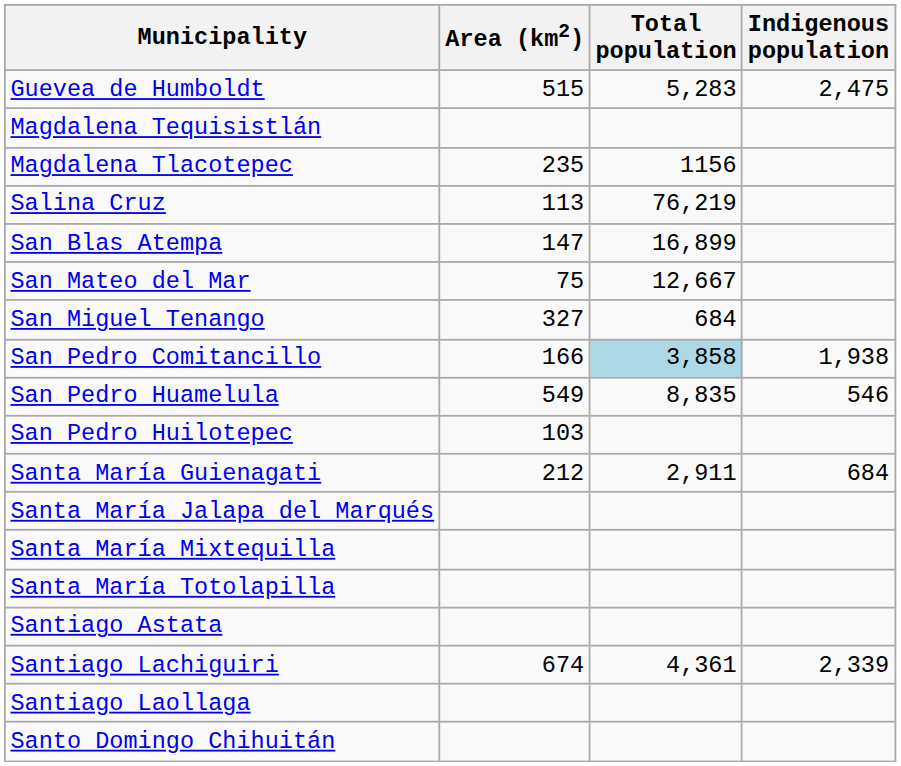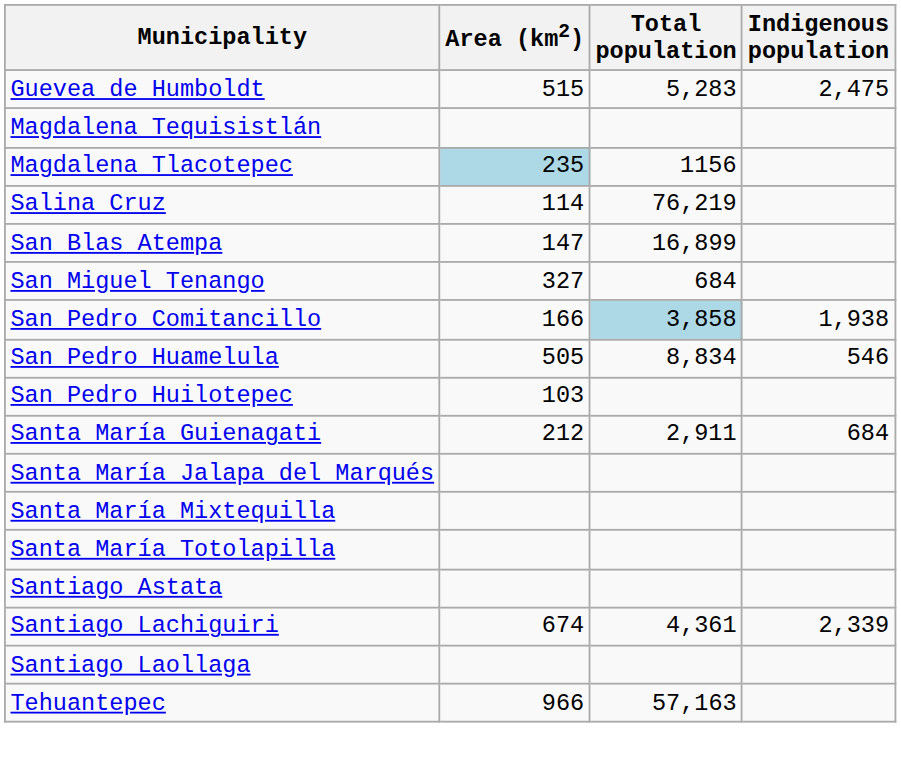(563, 166) no background -> (563, 166) lightblue background
(563, 205) 113 -> (563, 205) 114
- row: (131, 281)
(563, 396) 549 -> (563, 358) 505
(701, 396) 8,835 -> (701, 358) 8,834
- row: (173, 742)
+ row: (88, 703)
